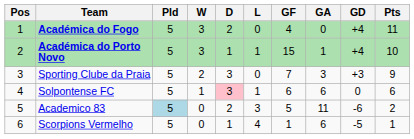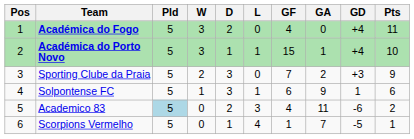(323, 74) 3 -> (323, 74) 2
(229, 91) pink background -> (229, 91) no background
(323, 91) 6 -> (323, 91) 9
(358, 91) 0 -> (358, 91) 1
(289, 108) 5 -> (289, 108) 4
(323, 125) 6 -> (323, 125) 7
